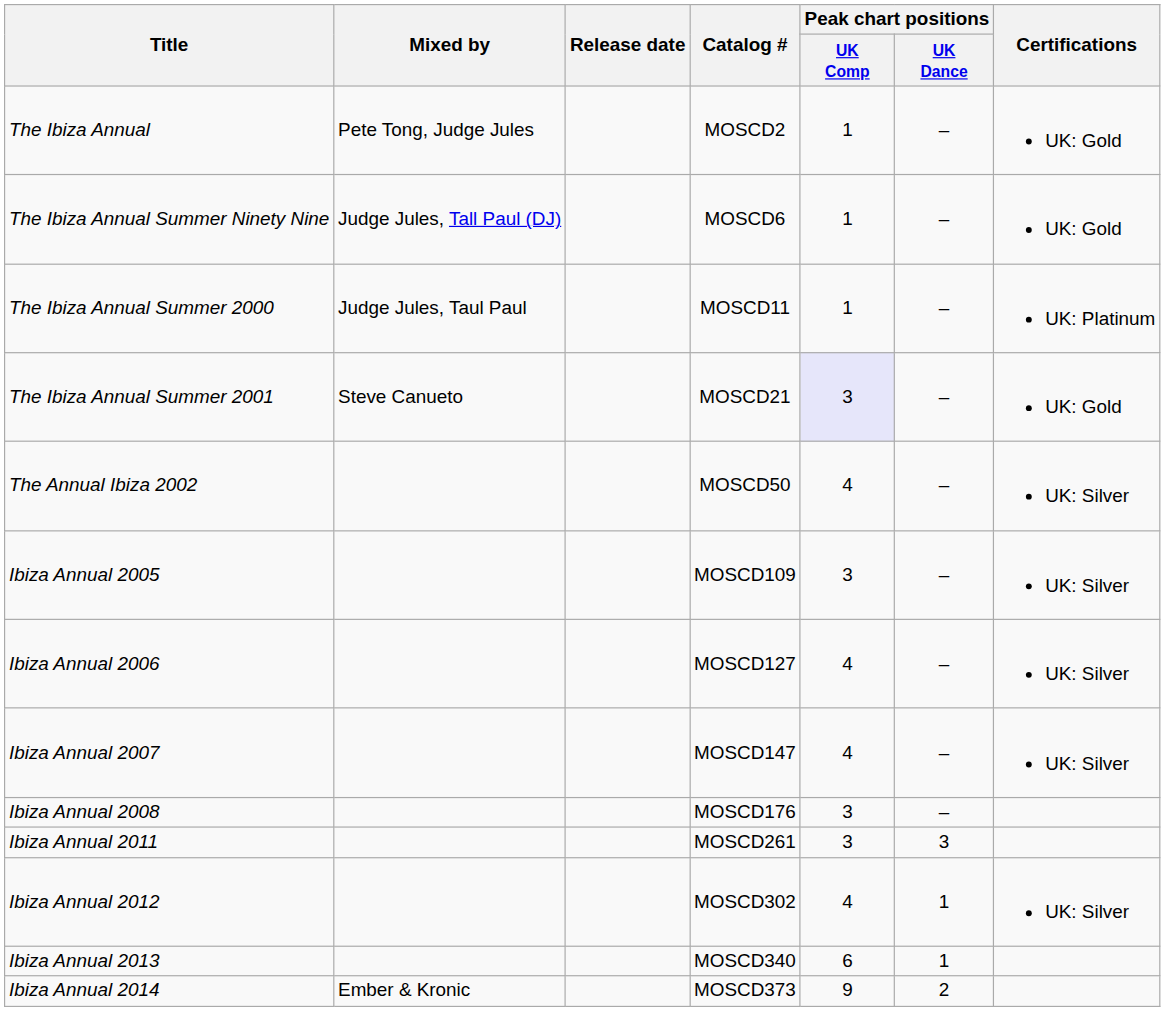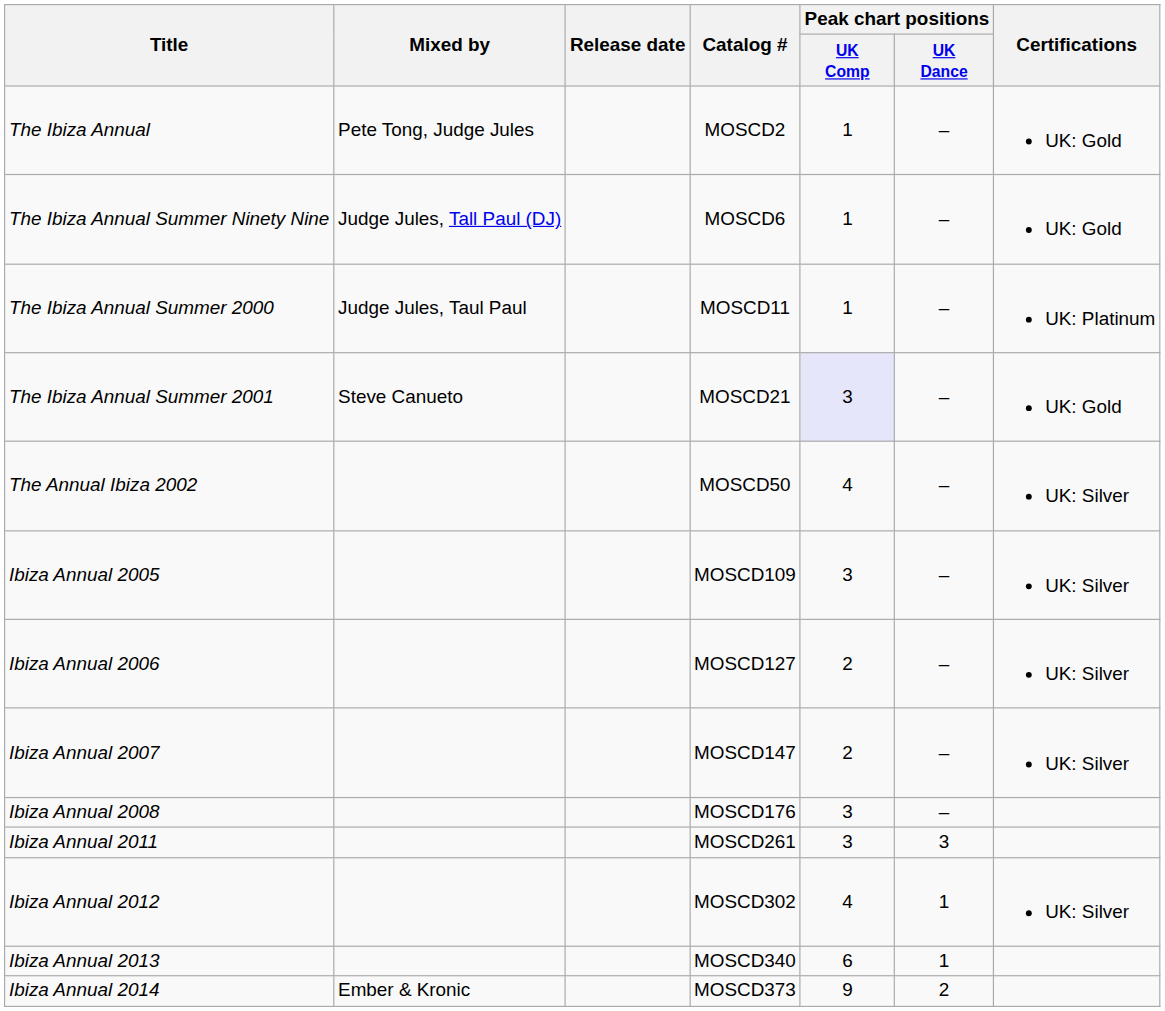(847, 663) 4 -> (847, 663) 2
(847, 752) 4 -> (847, 752) 2
